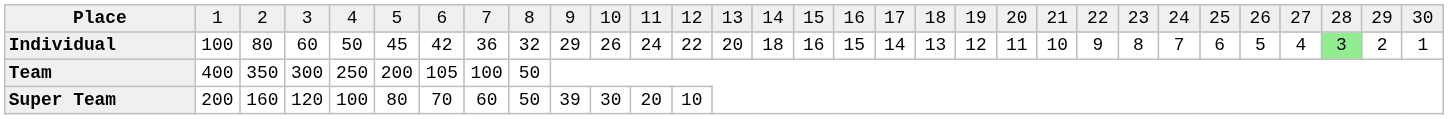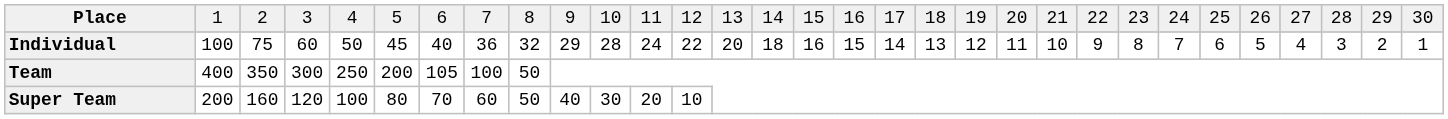(262, 46) 80 -> (262, 46) 75
(442, 46) 42 -> (442, 46) 40
(611, 46) 26 -> (611, 46) 28
(1341, 46) lightgreen background -> (1341, 46) no background
(570, 100) 39 -> (570, 100) 40
